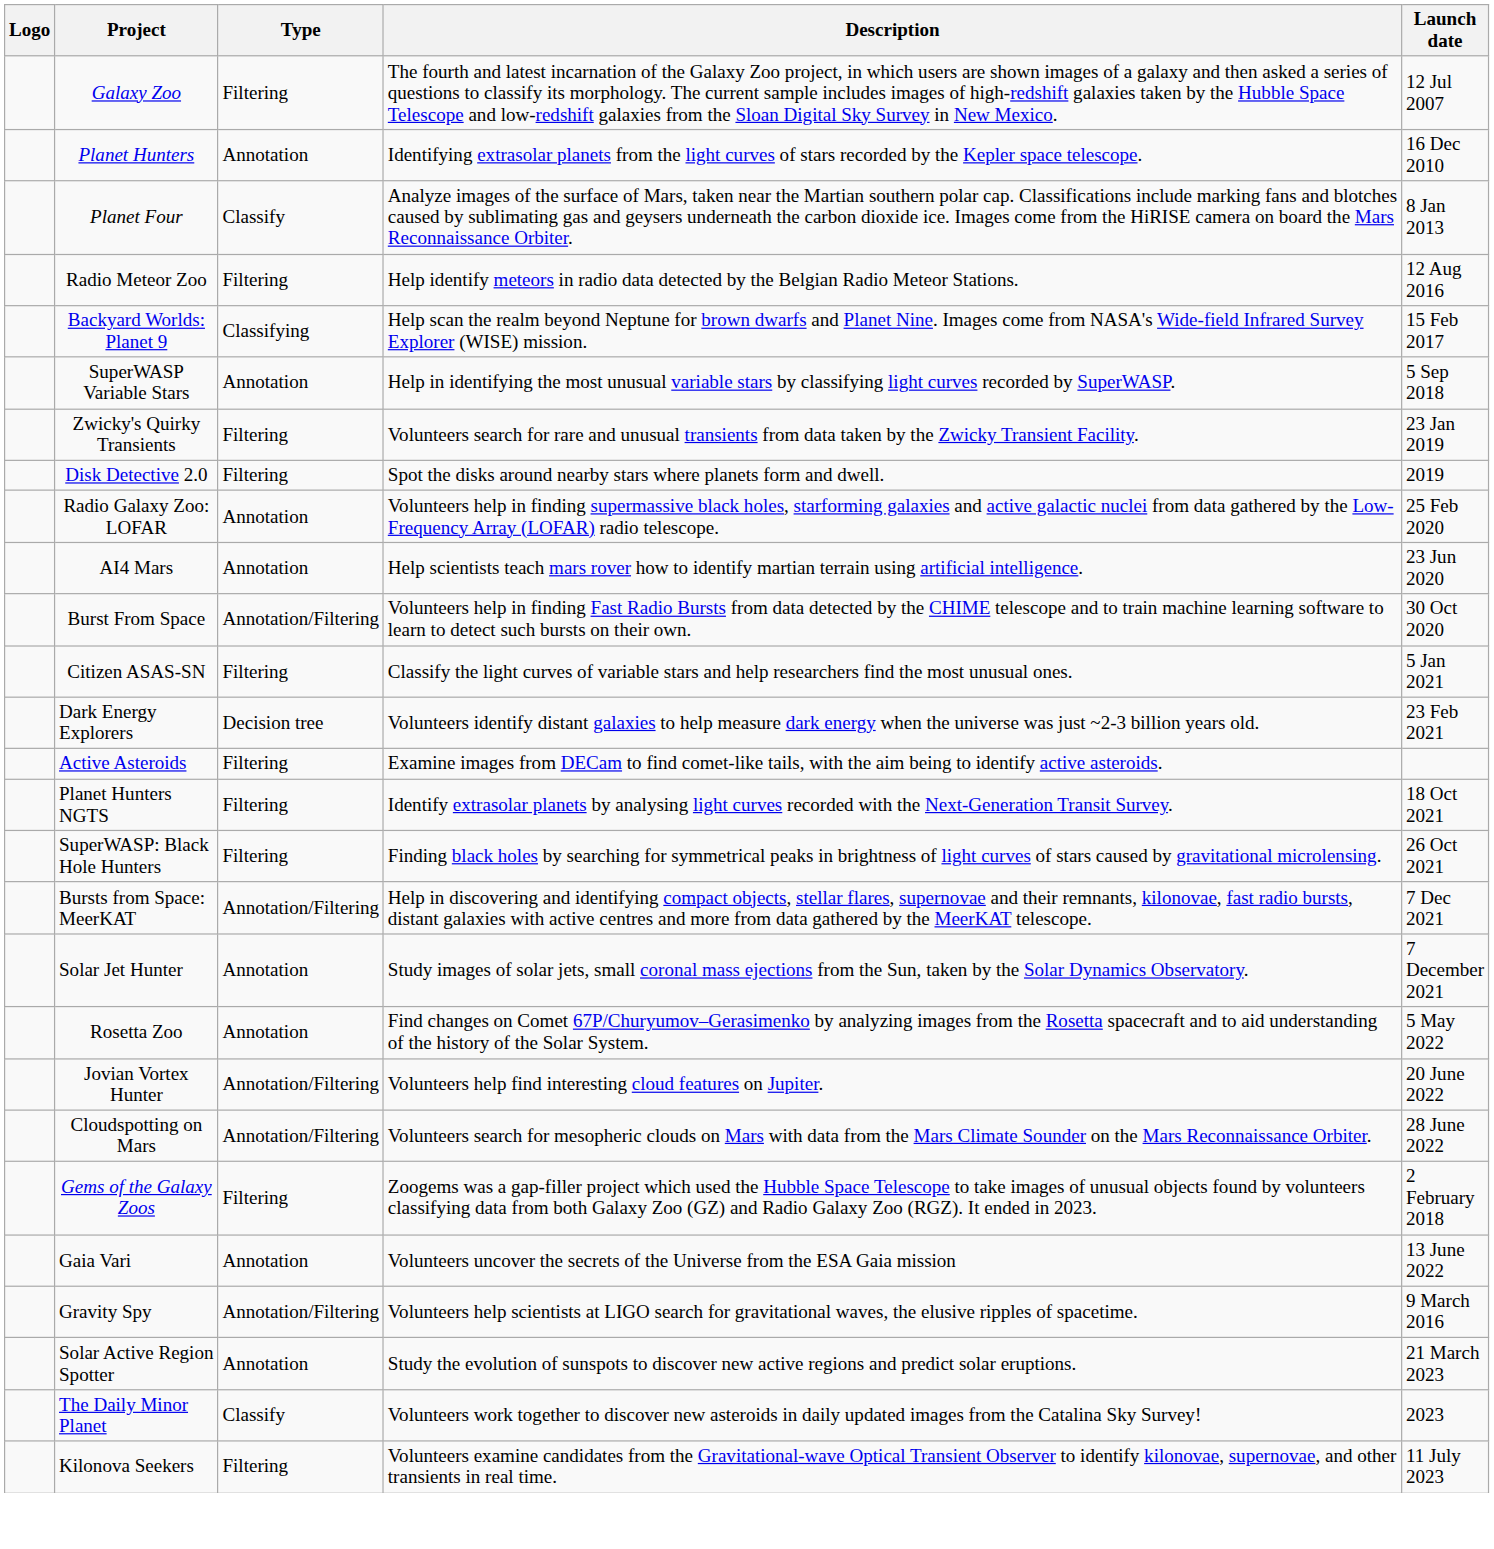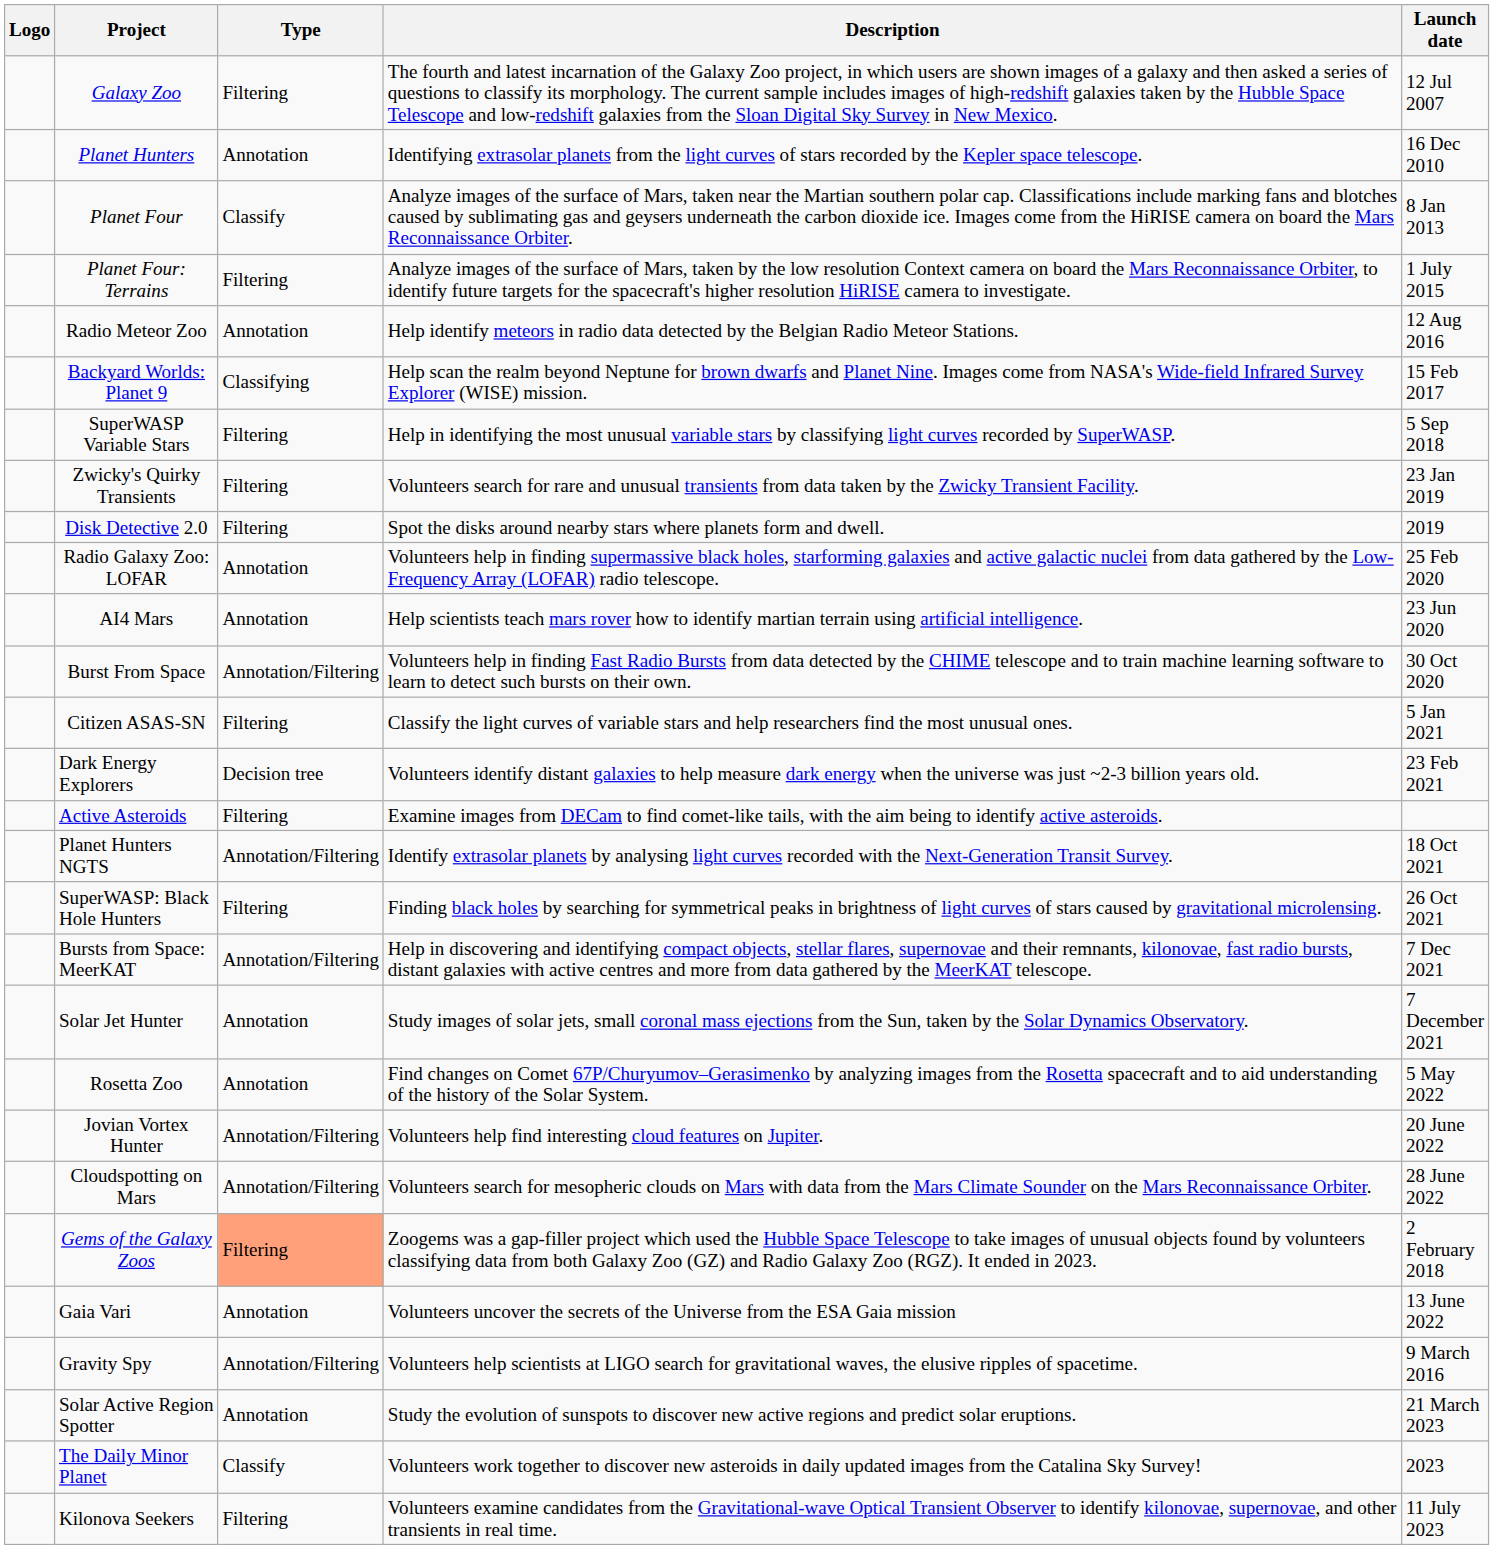+ row: (136, 279)
(255, 279) Filtering -> (265, 331) Annotation
(265, 382) Annotation -> (255, 434) Filtering
(255, 804) Filtering -> (301, 856) Annotation/Filtering
(255, 1197) no background -> (255, 1249) lightsalmon background
